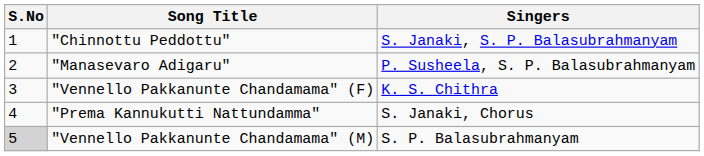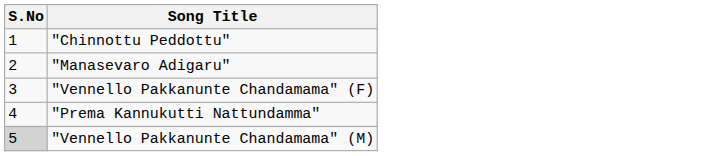- column: (538, 17)
